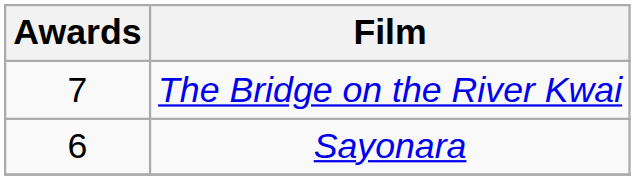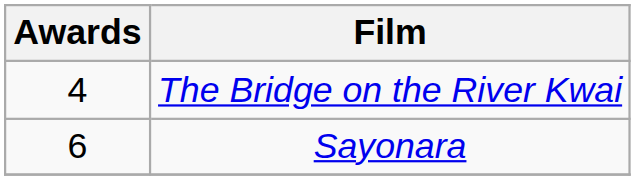(77, 89) 7 -> (77, 89) 4
